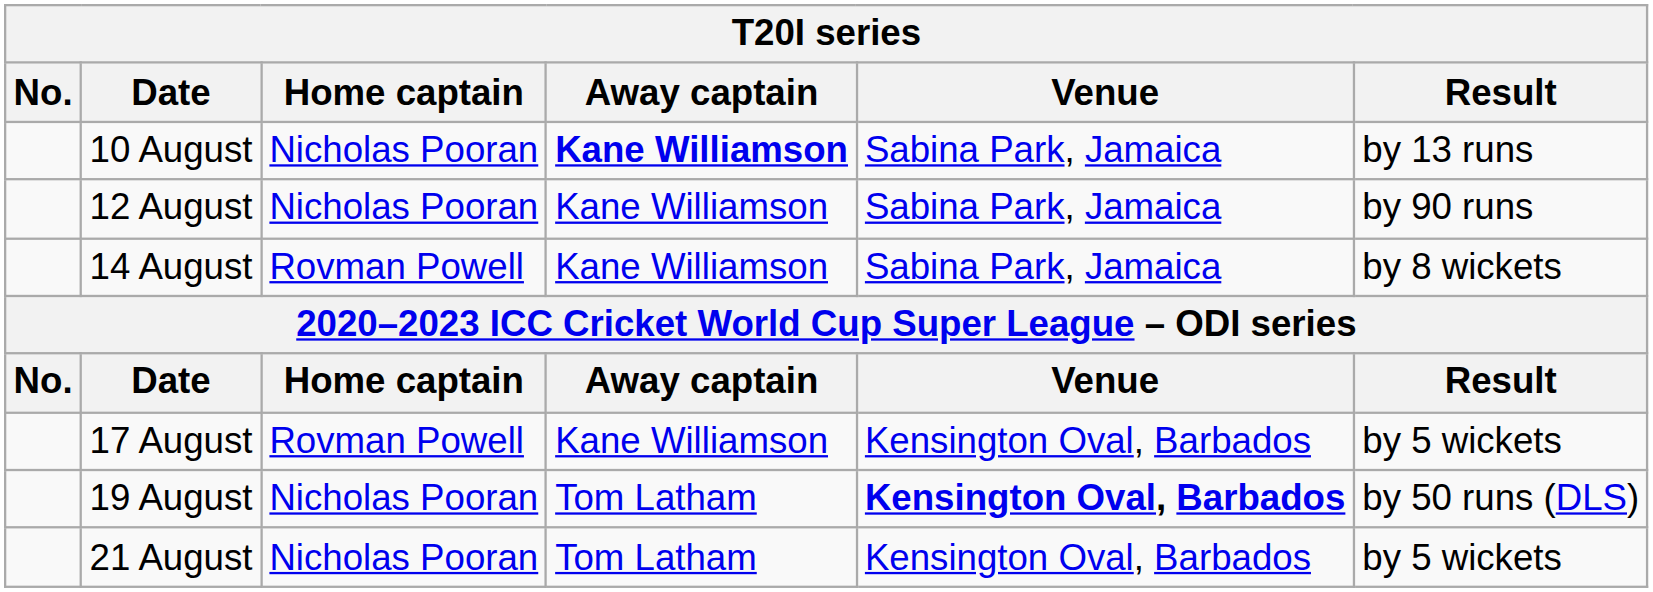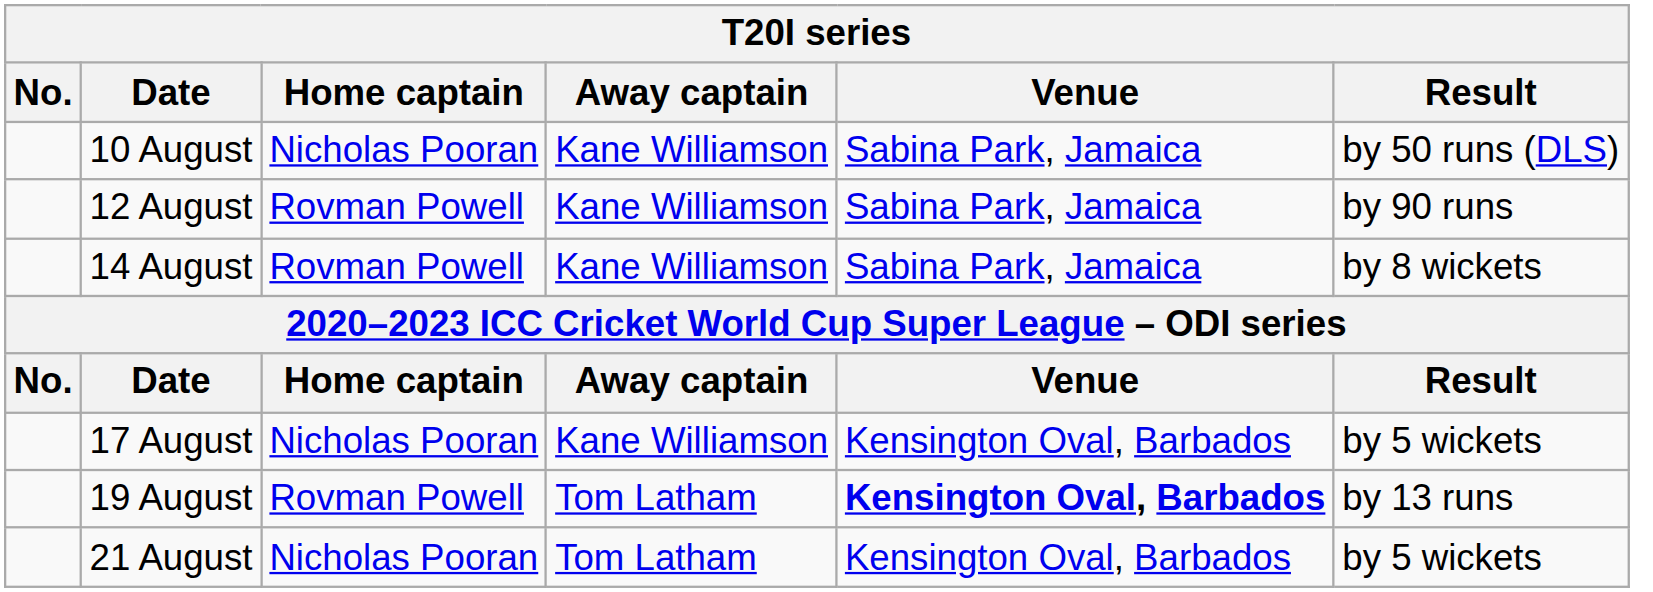(702, 149) bold -> (692, 149) normal
(1448, 149) by 13 runs -> (1481, 149) by 50 runs (DLS)
(404, 207) Nicholas Pooran -> (397, 207) Rovman Powell
(397, 440) Rovman Powell -> (404, 440) Nicholas Pooran
(404, 498) Nicholas Pooran -> (397, 498) Rovman Powell
(1501, 498) by 50 runs (DLS) -> (1428, 498) by 13 runs
